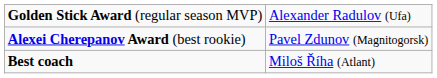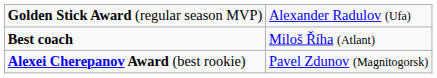rows swapped: (40, 61) <-> (127, 38)
